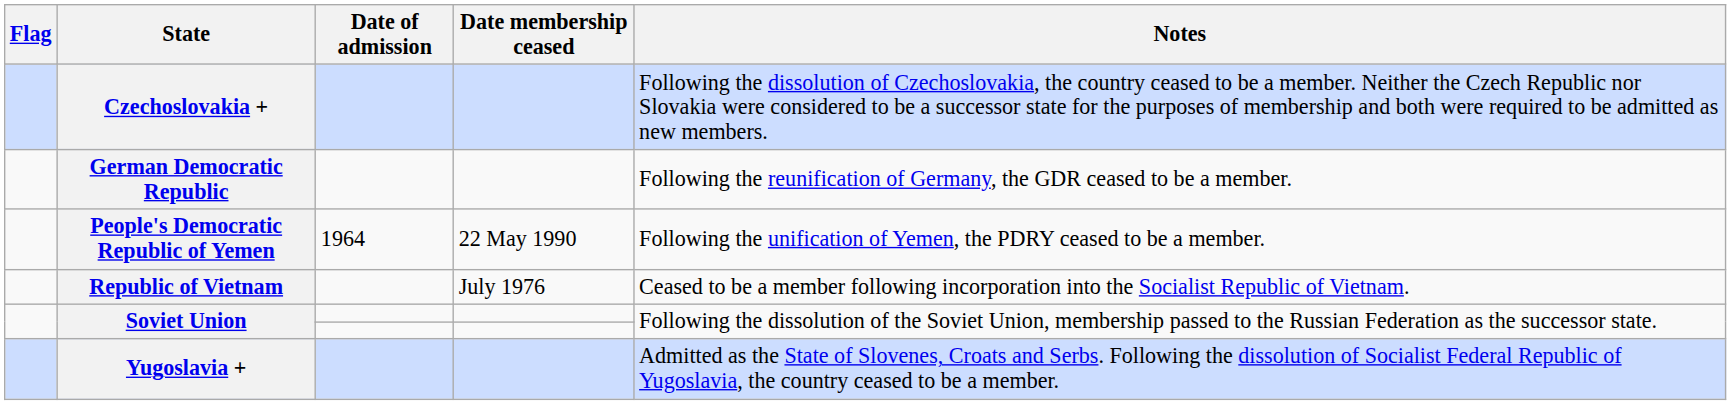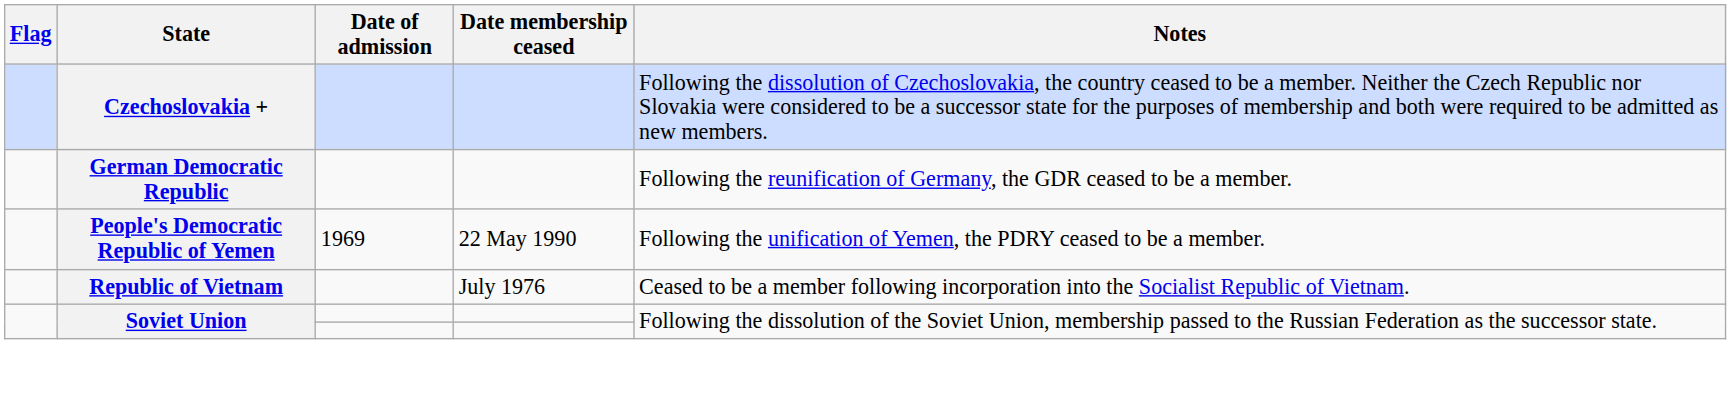(343, 238) 1964 -> (343, 238) 1969
- row: (186, 368)
